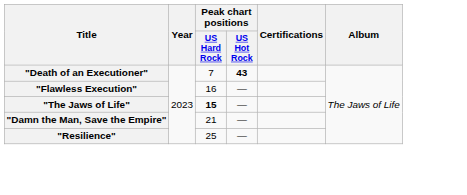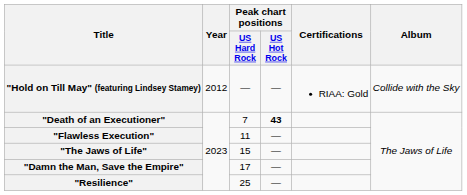+ row: (104, 88)
(211, 88) 16 -> (245, 135) 11
(211, 104) bold -> (245, 151) normal
(211, 120) 21 -> (245, 167) 17
